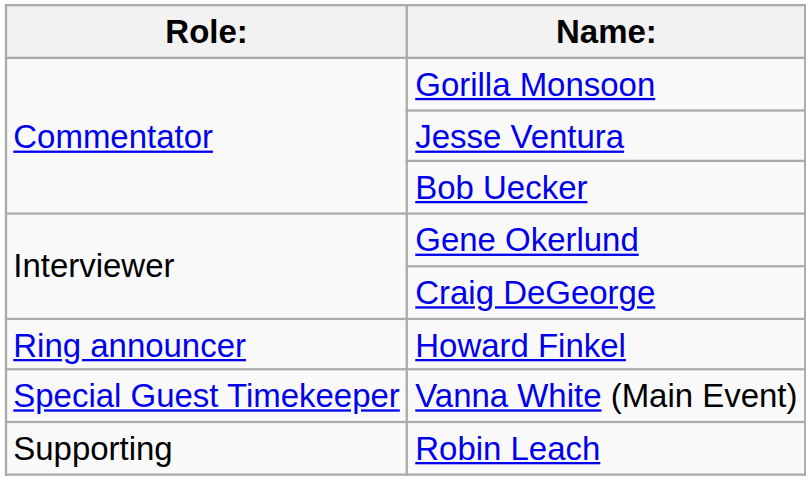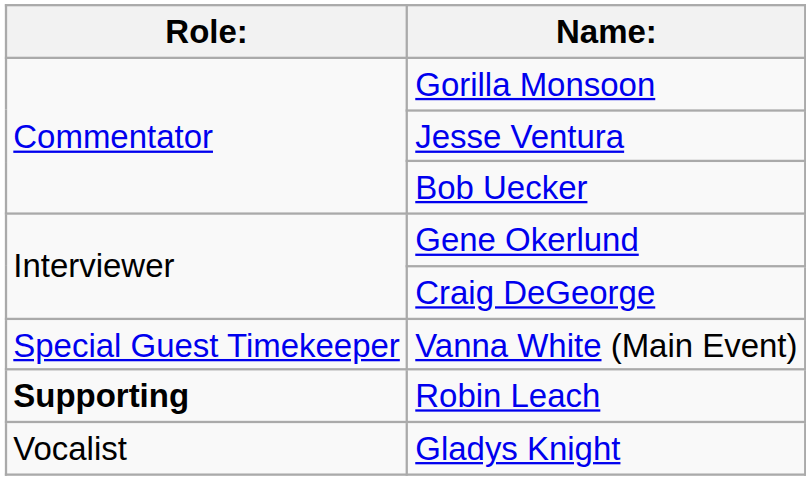- row: (521, 344)
(93, 448) normal -> (101, 396) bold
+ row: (518, 448)
